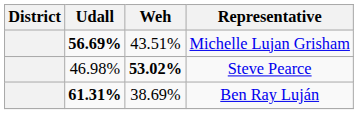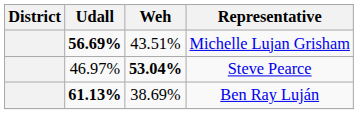(95, 69) 46.98% -> (95, 69) 46.97%
(155, 69) 53.02% -> (155, 69) 53.04%
(95, 95) 61.31% -> (95, 95) 61.13%
